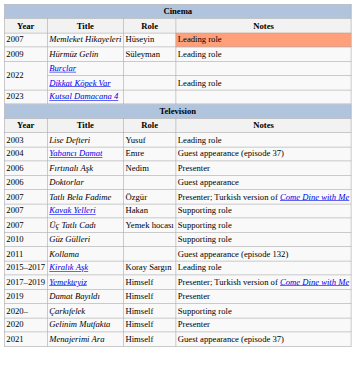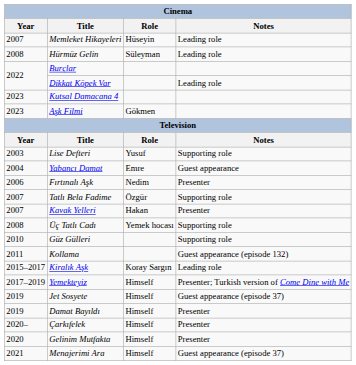(200, 40) lightsalmon background -> (200, 40) no background
(15, 54) 2009 -> (15, 54) 2008
+ row: (66, 111)
(200, 140) Leading role -> (205, 154) Supporting role
(231, 154) Guest appearance (episode 37) -> (208, 168) Guest appearance
- row: (67, 183)
(264, 197) Presenter; Turkish version of Come Dine with Me -> (205, 197) Supporting role
(205, 211) Supporting role -> (194, 211) Presenter
(15, 225) 2007 -> (15, 225) 2008
+ row: (68, 297)
(205, 311) Supporting role -> (194, 325) Presenter
